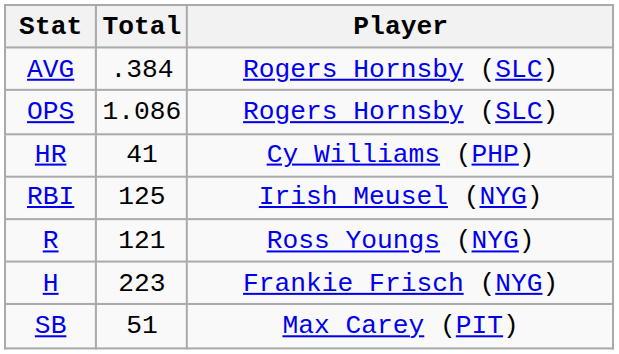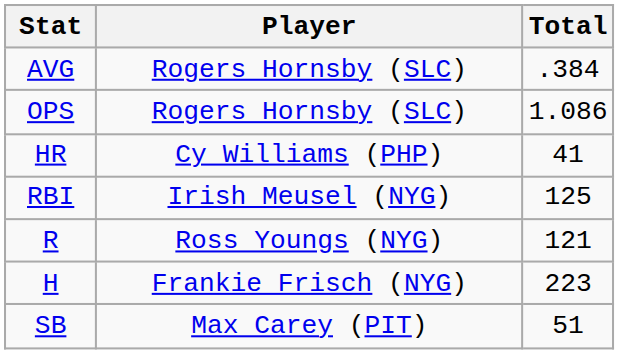columns swapped: (401, 26) <-> (142, 26)
